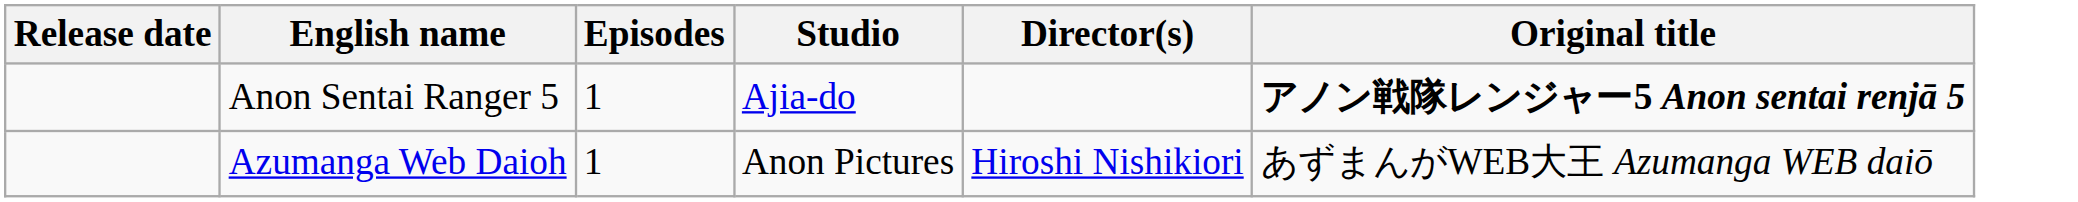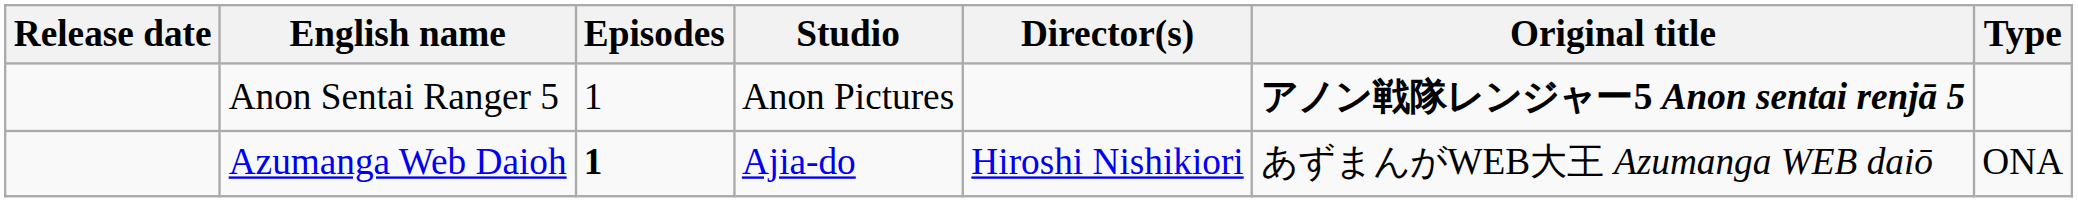+ column: (2023, 34)
(799, 96) Ajia-do -> (848, 96) Anon Pictures
(593, 162) normal -> (593, 162) bold
(848, 162) Anon Pictures -> (799, 162) Ajia-do
